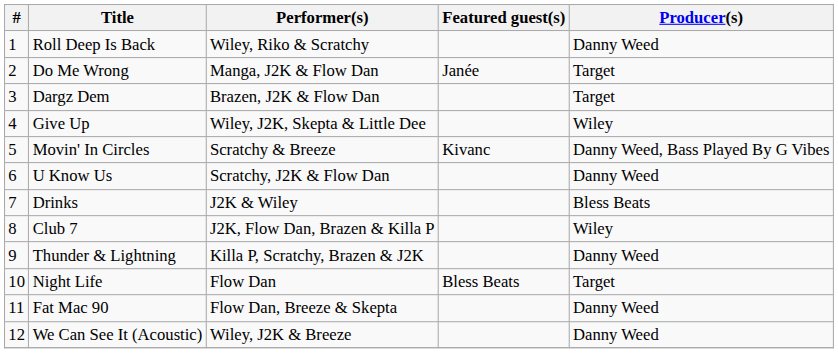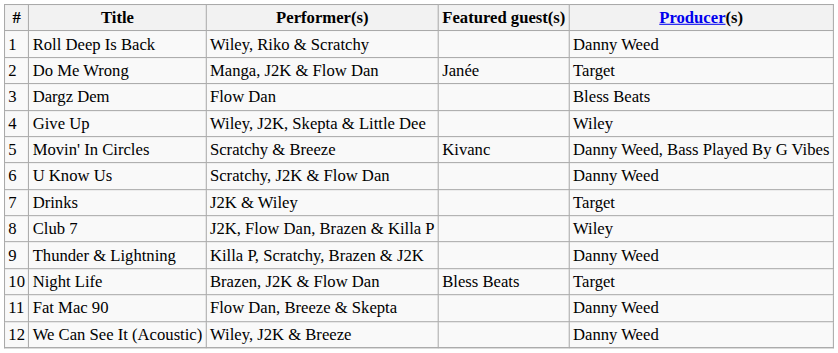(295, 96) Brazen, J2K & Flow Dan -> (243, 96) Flow Dan
(594, 96) Target -> (612, 96) Bless Beats
(612, 202) Bless Beats -> (594, 202) Target
(243, 281) Flow Dan -> (295, 281) Brazen, J2K & Flow Dan
